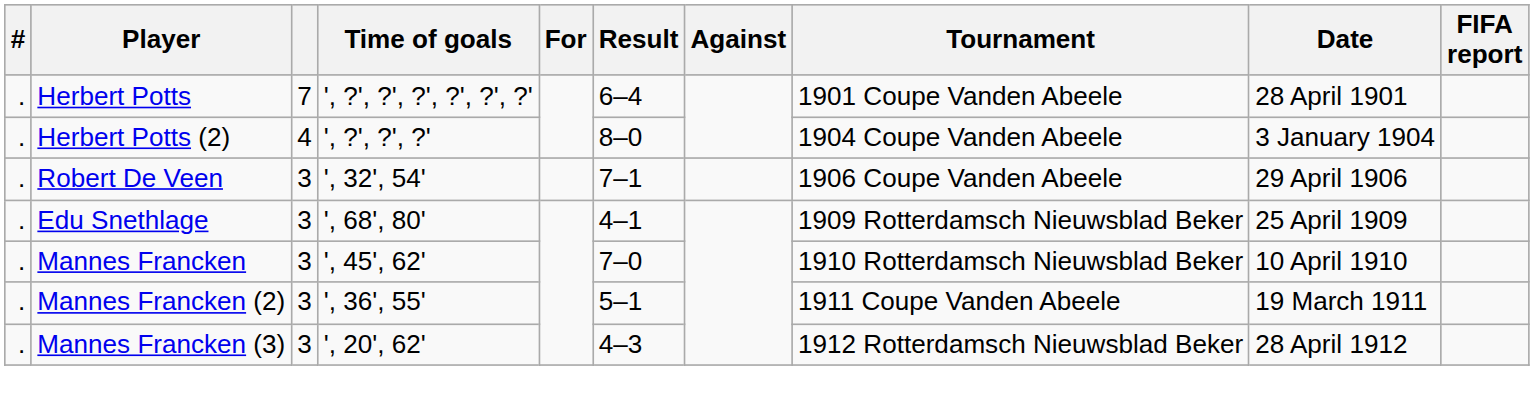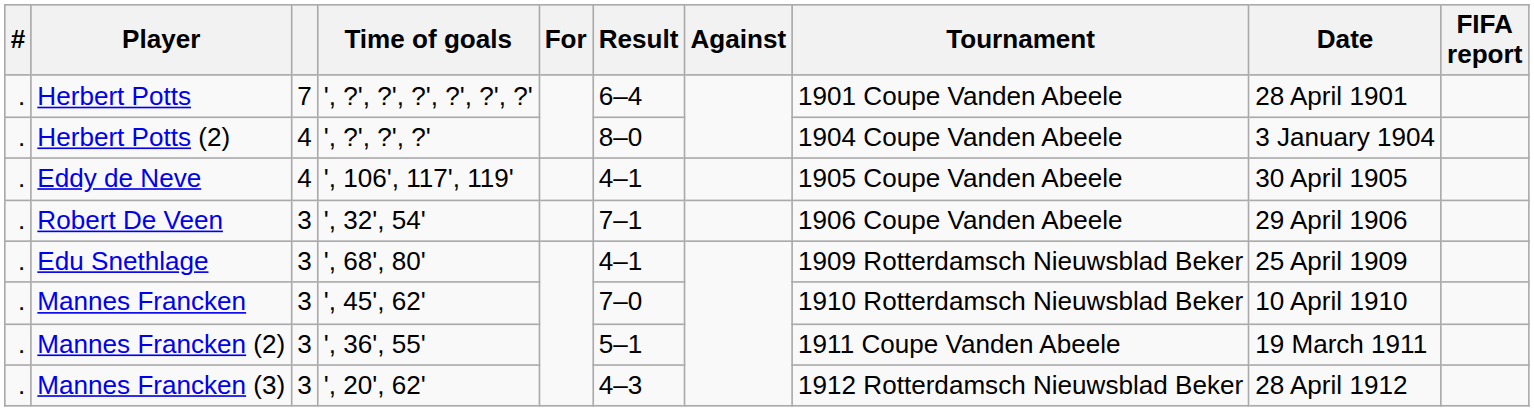+ row: (119, 178)
